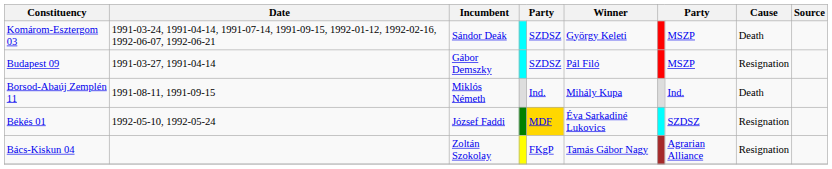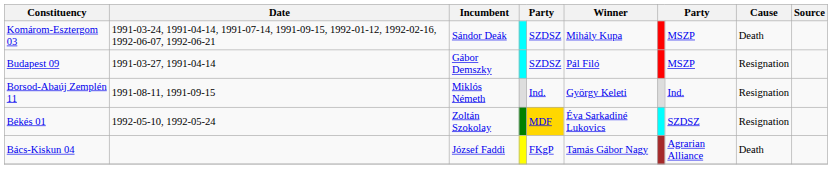(596, 35) György Keleti -> (594, 35) Mihály Kupa
(594, 92) Mihály Kupa -> (596, 92) György Keleti
(751, 92) Death -> (764, 92) Resignation
(478, 121) József Faddi -> (472, 121) Zoltán Szokolay
(472, 150) Zoltán Szokolay -> (478, 150) József Faddi
(764, 150) Resignation -> (751, 150) Death
